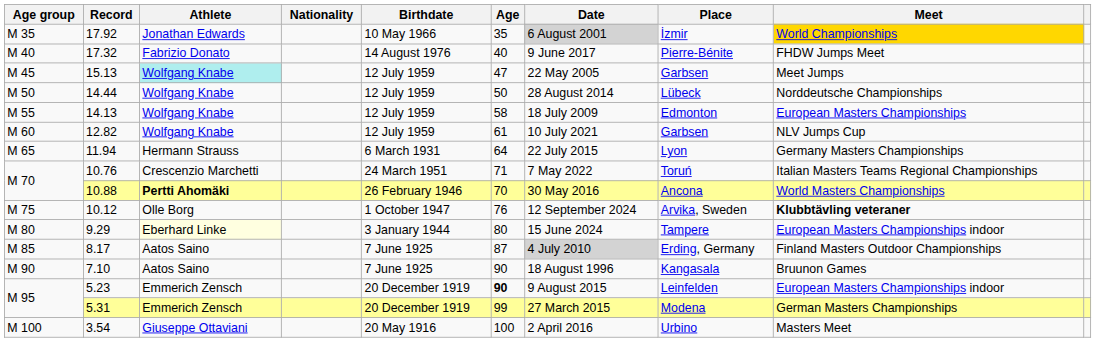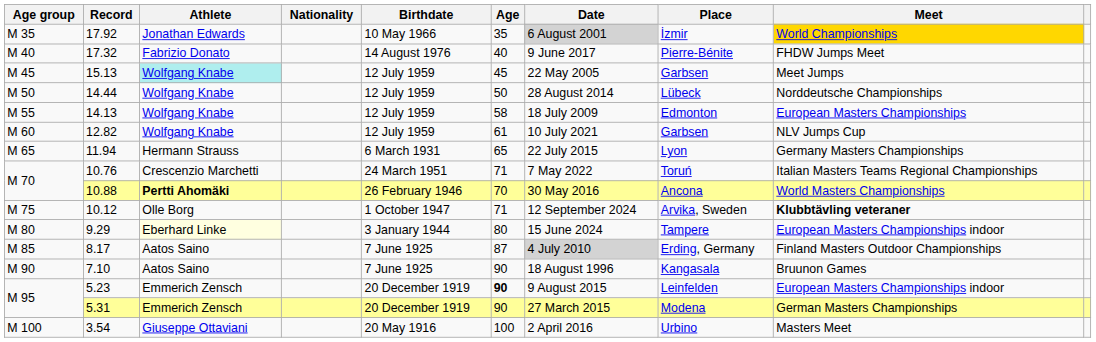(501, 73) 47 -> (501, 73) 45
(501, 152) 64 -> (501, 152) 65
(501, 210) 76 -> (501, 210) 71
(501, 308) 99 -> (501, 308) 90
